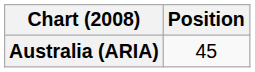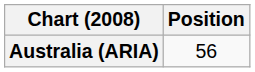(206, 50) 45 -> (206, 50) 56
